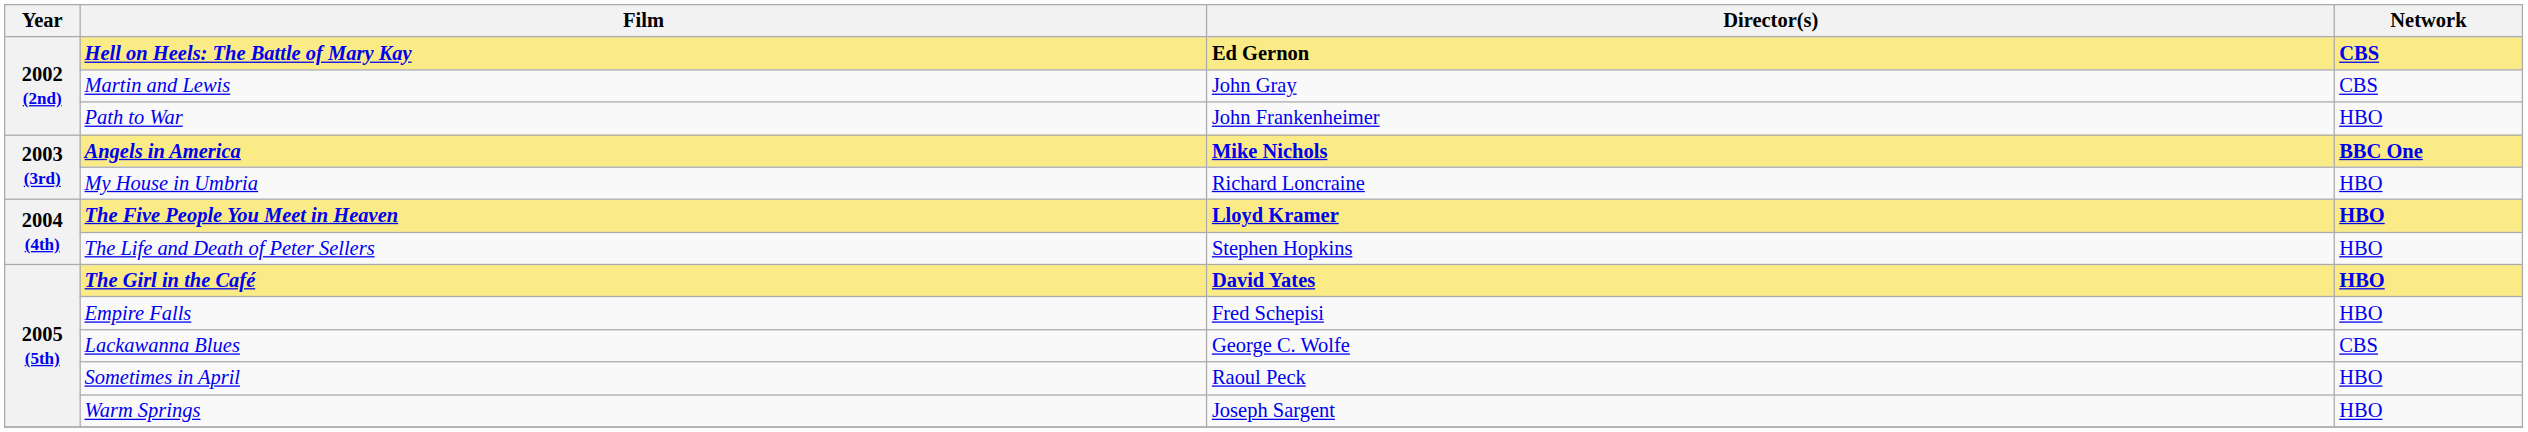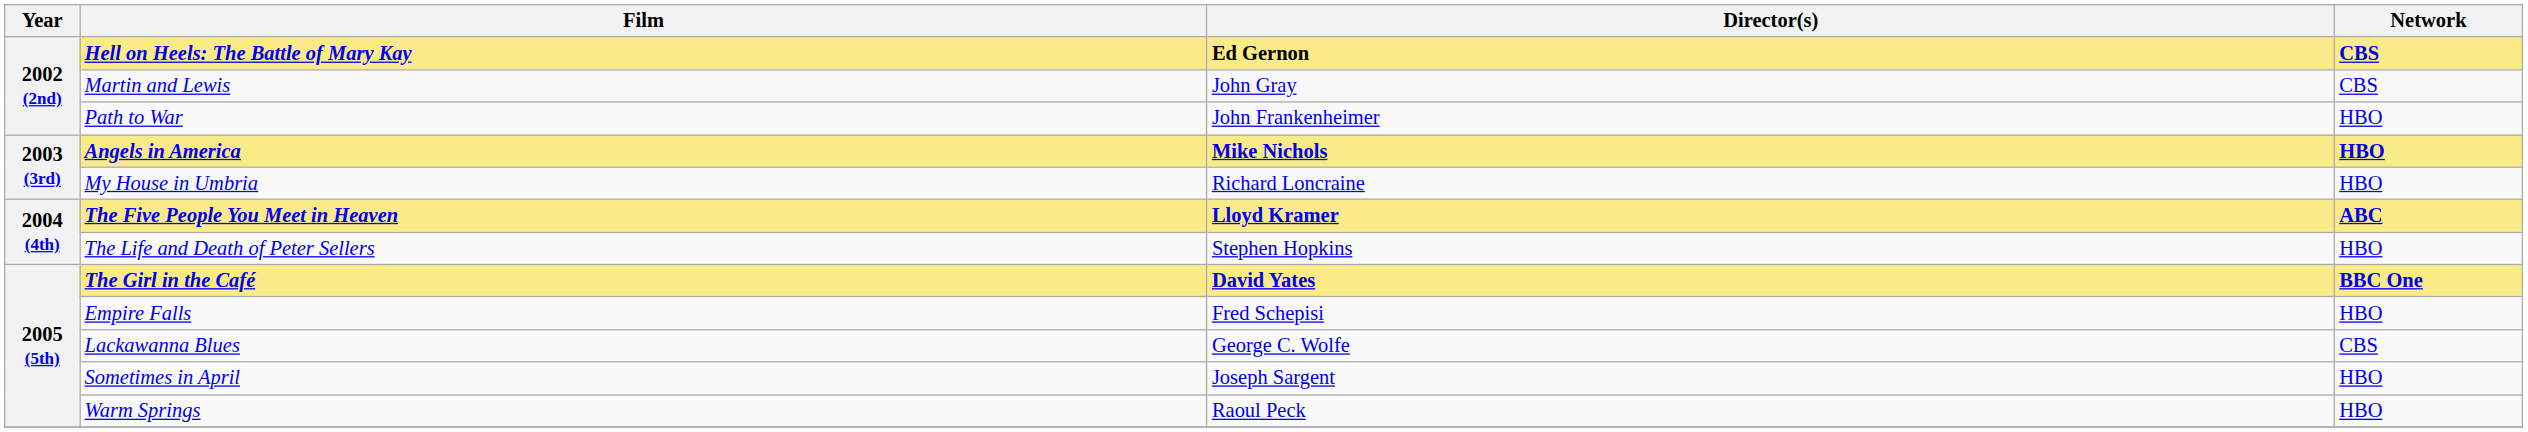(2381, 150) BBC One -> (2362, 150) HBO
(2362, 215) HBO -> (2361, 215) ABC
(2362, 280) HBO -> (2381, 280) BBC One
(1259, 378) Raoul Peck -> (1273, 378) Joseph Sargent
(1273, 410) Joseph Sargent -> (1259, 410) Raoul Peck
